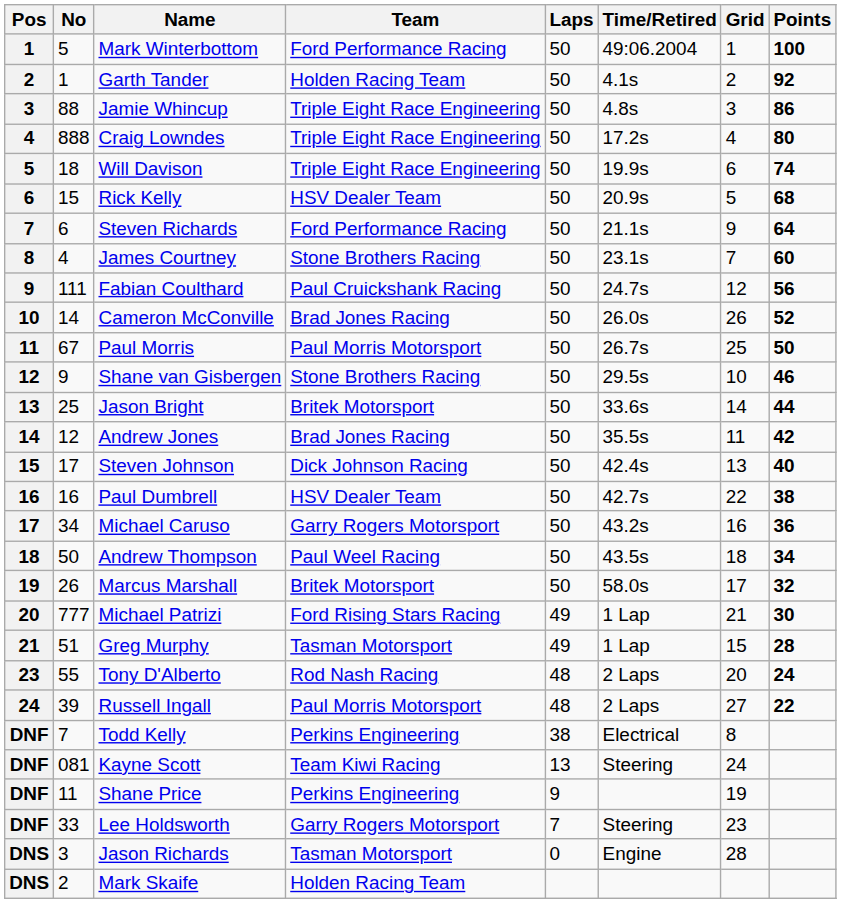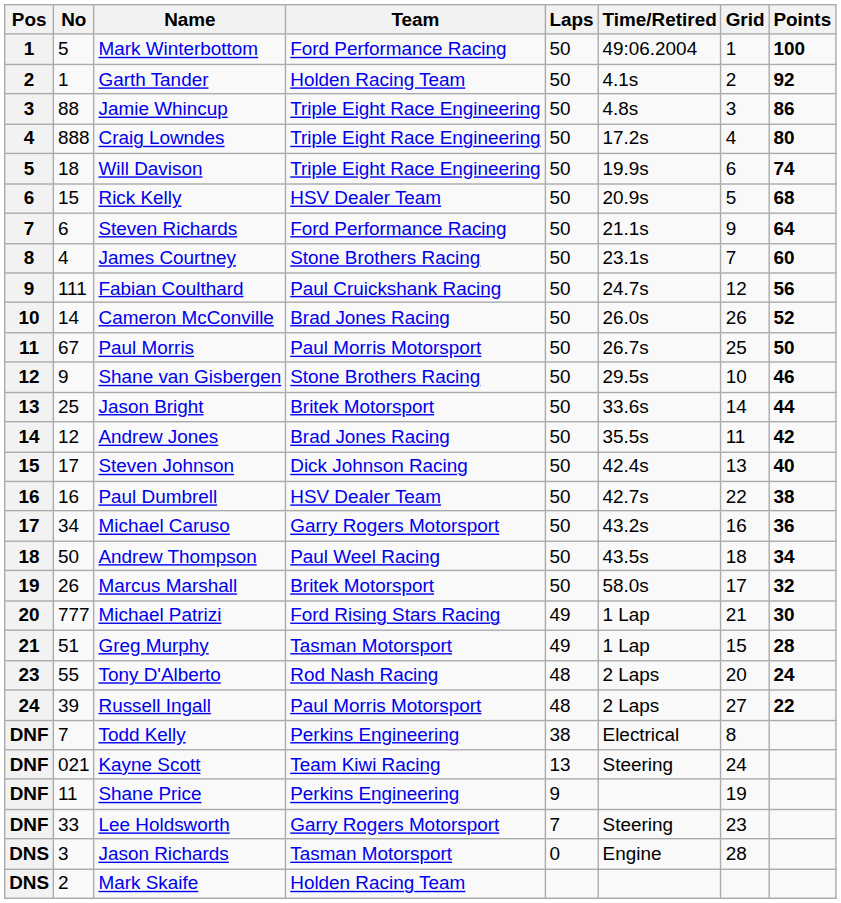(74, 764) 081 -> (74, 764) 021
